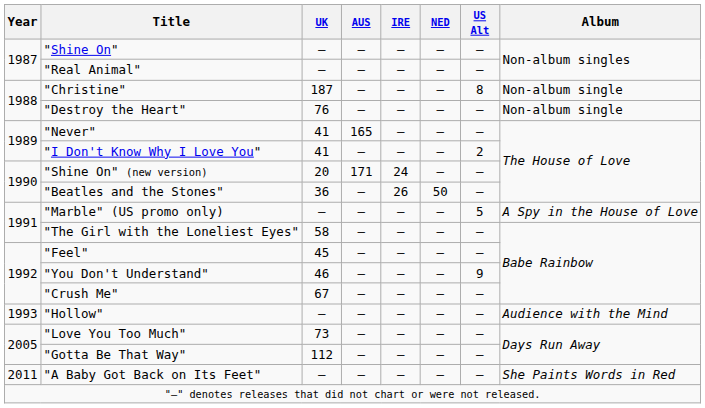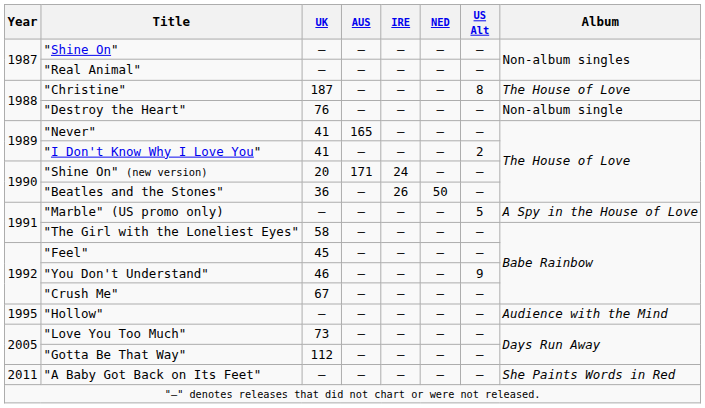(563, 90) Non-album single -> (566, 90) The House of Love
(22, 314) 1993 -> (22, 314) 1995
